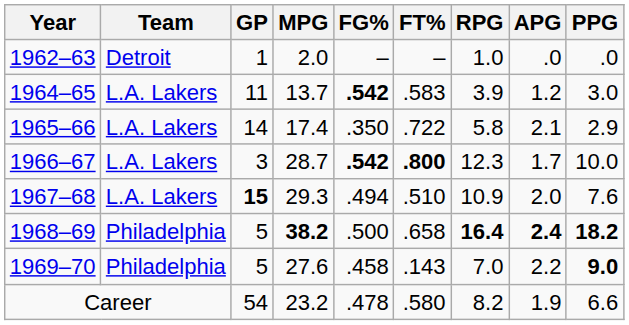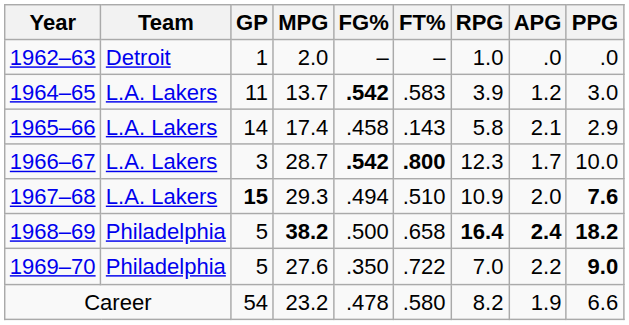(367, 127) .350 -> (367, 127) .458
(424, 127) .722 -> (424, 127) .143
(603, 197) normal -> (603, 197) bold
(367, 267) .458 -> (367, 267) .350
(424, 267) .143 -> (424, 267) .722
